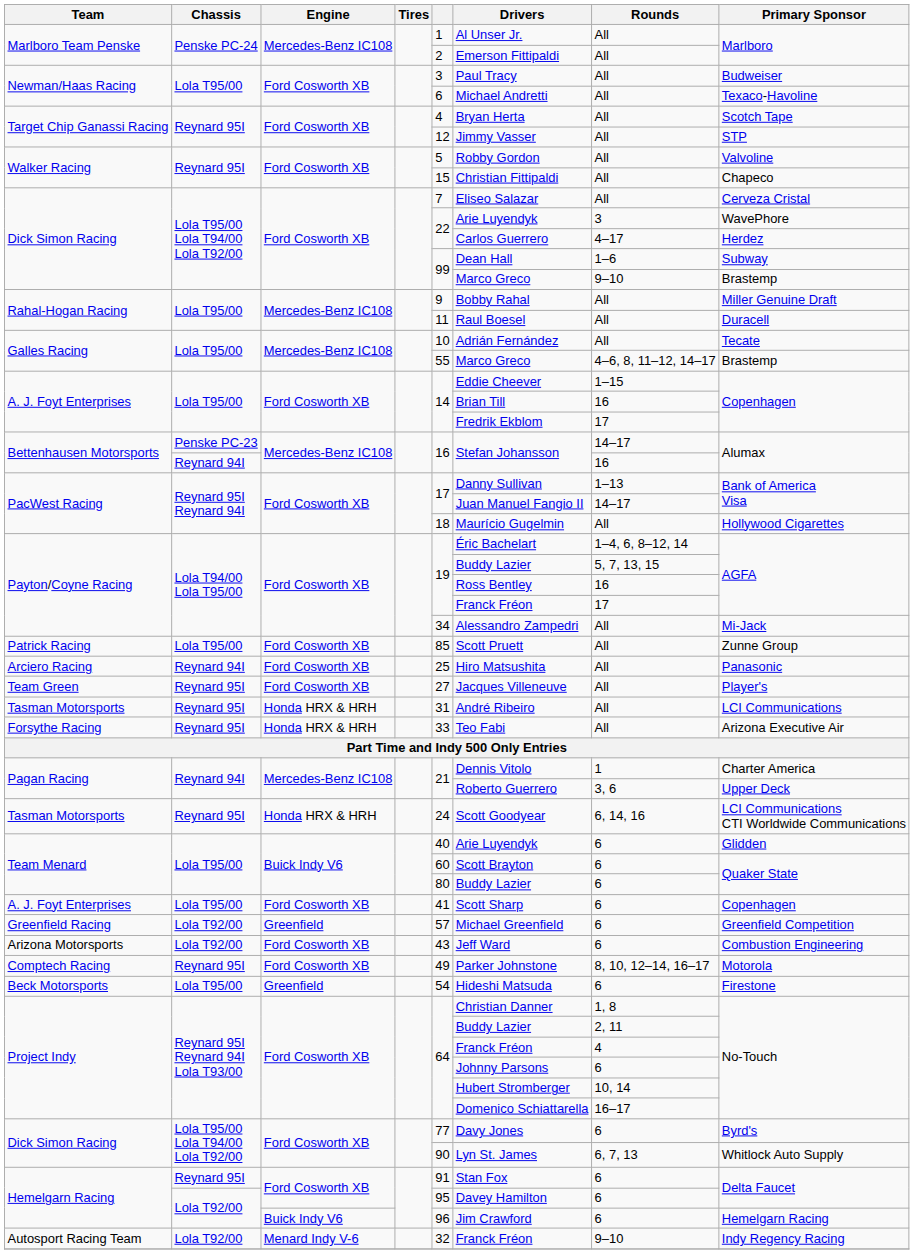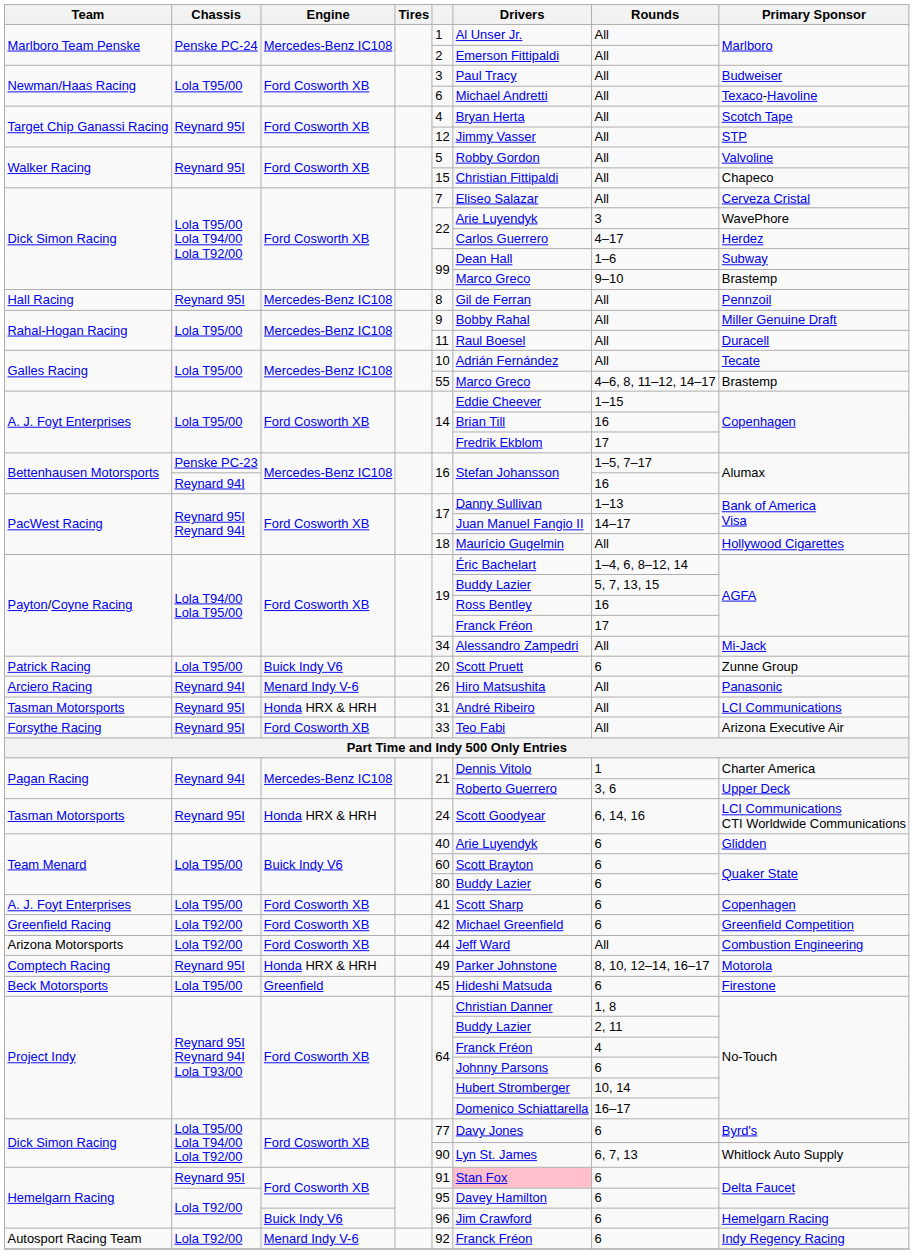+ row: (41, 299)
(613, 442) 14–17 -> (623, 462) 1–5, 7–17
(317, 646) Ford Cosworth XB -> (303, 666) Buick Indy V6
(442, 646) 85 -> (442, 666) 20
(602, 646) All -> (598, 666) 6
(317, 666) Ford Cosworth XB -> (311, 686) Menard Indy V-6
(442, 666) 25 -> (442, 686) 26
- row: (43, 686)
(320, 727) Honda HRX & HRH -> (317, 727) Ford Cosworth XB
(294, 925) Greenfield -> (317, 925) Ford Cosworth XB
(442, 925) 57 -> (442, 925) 42
(442, 945) 43 -> (442, 945) 44
(598, 945) 6 -> (602, 945) All
(317, 965) Ford Cosworth XB -> (320, 965) Honda HRX & HRH
(442, 986) 54 -> (442, 986) 45
(482, 1177) no background -> (482, 1177) pink background
(442, 1238) 32 -> (442, 1238) 92
(609, 1238) 9–10 -> (598, 1238) 6
